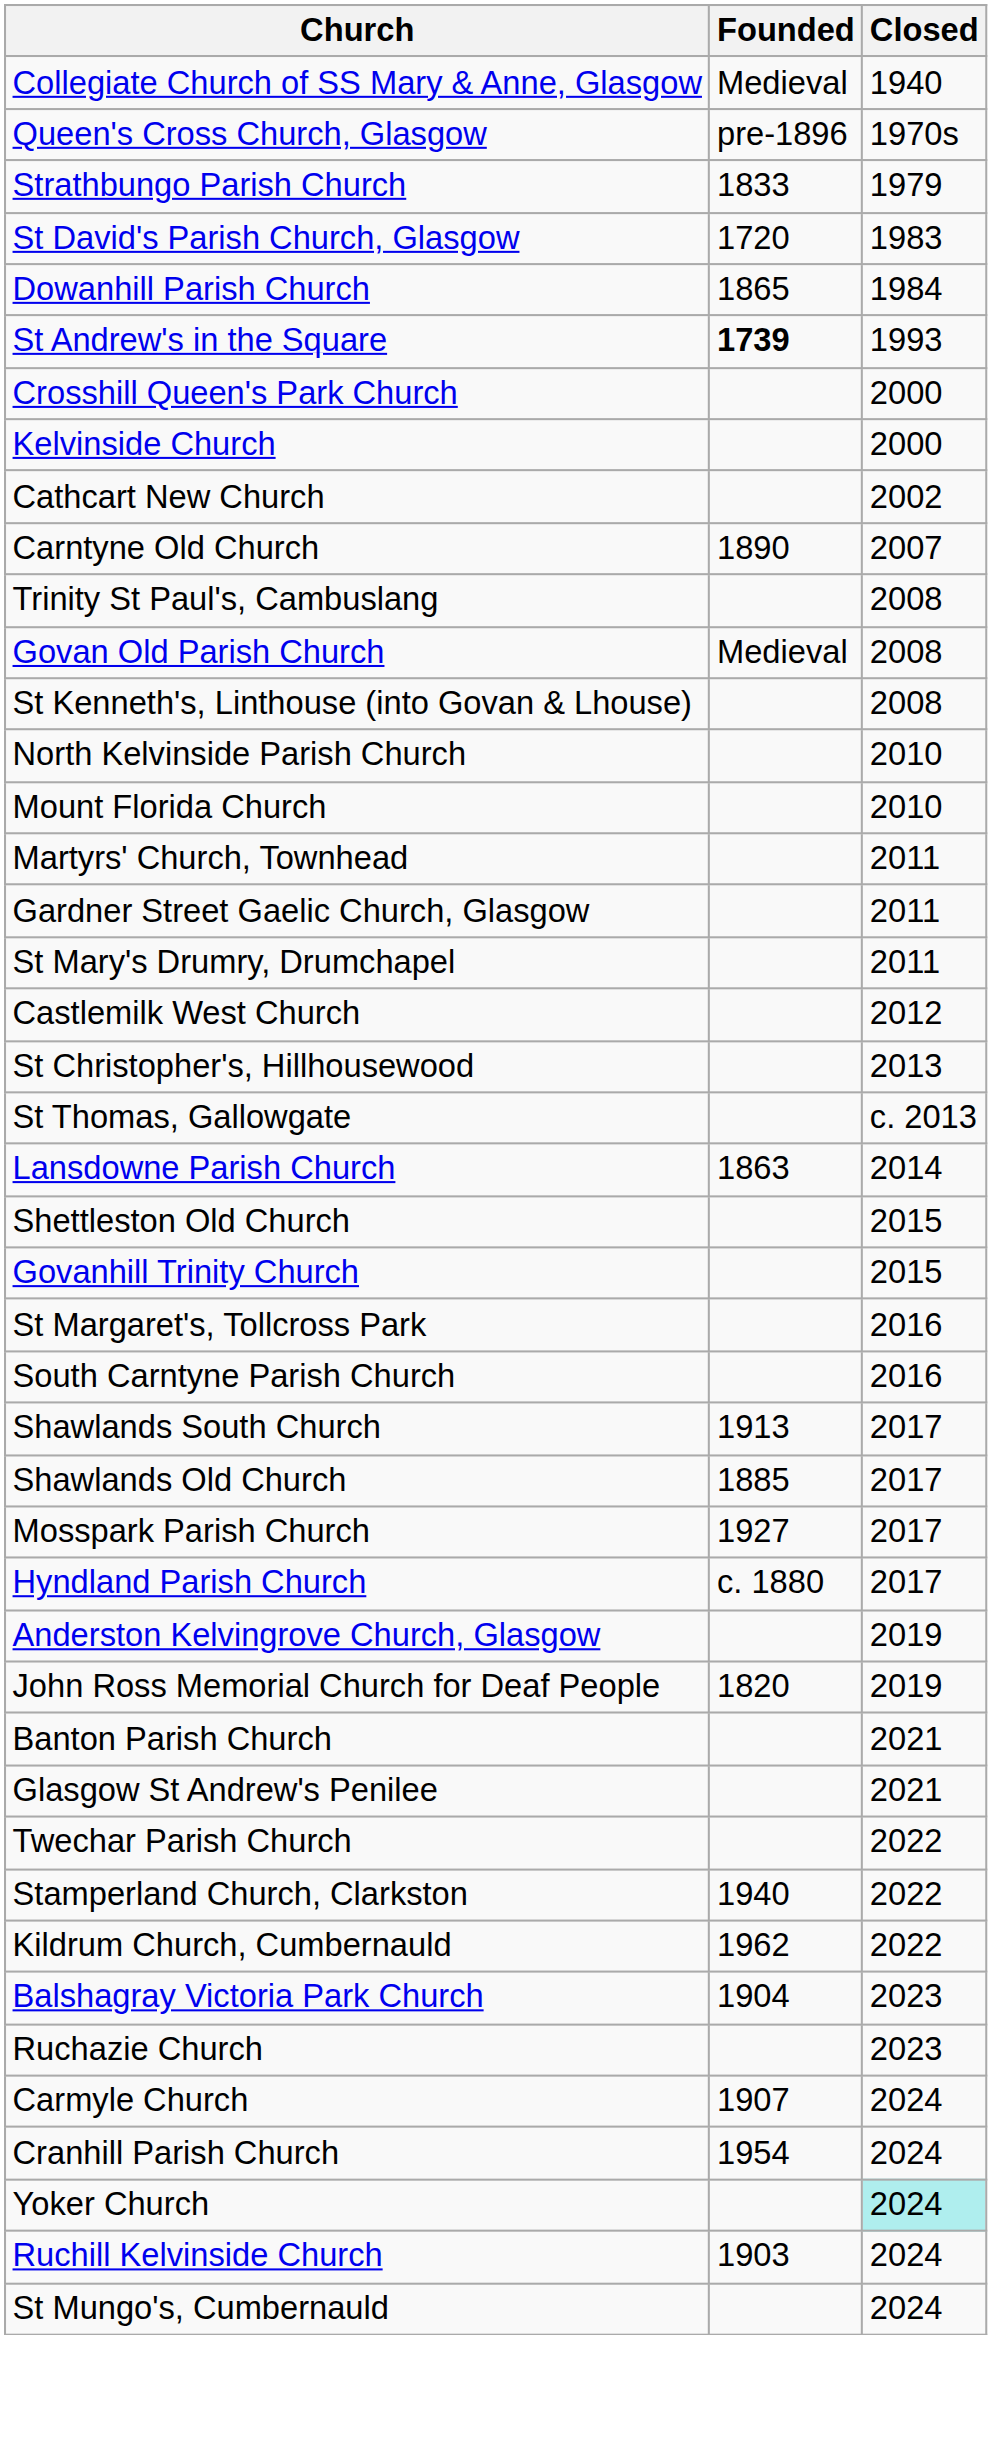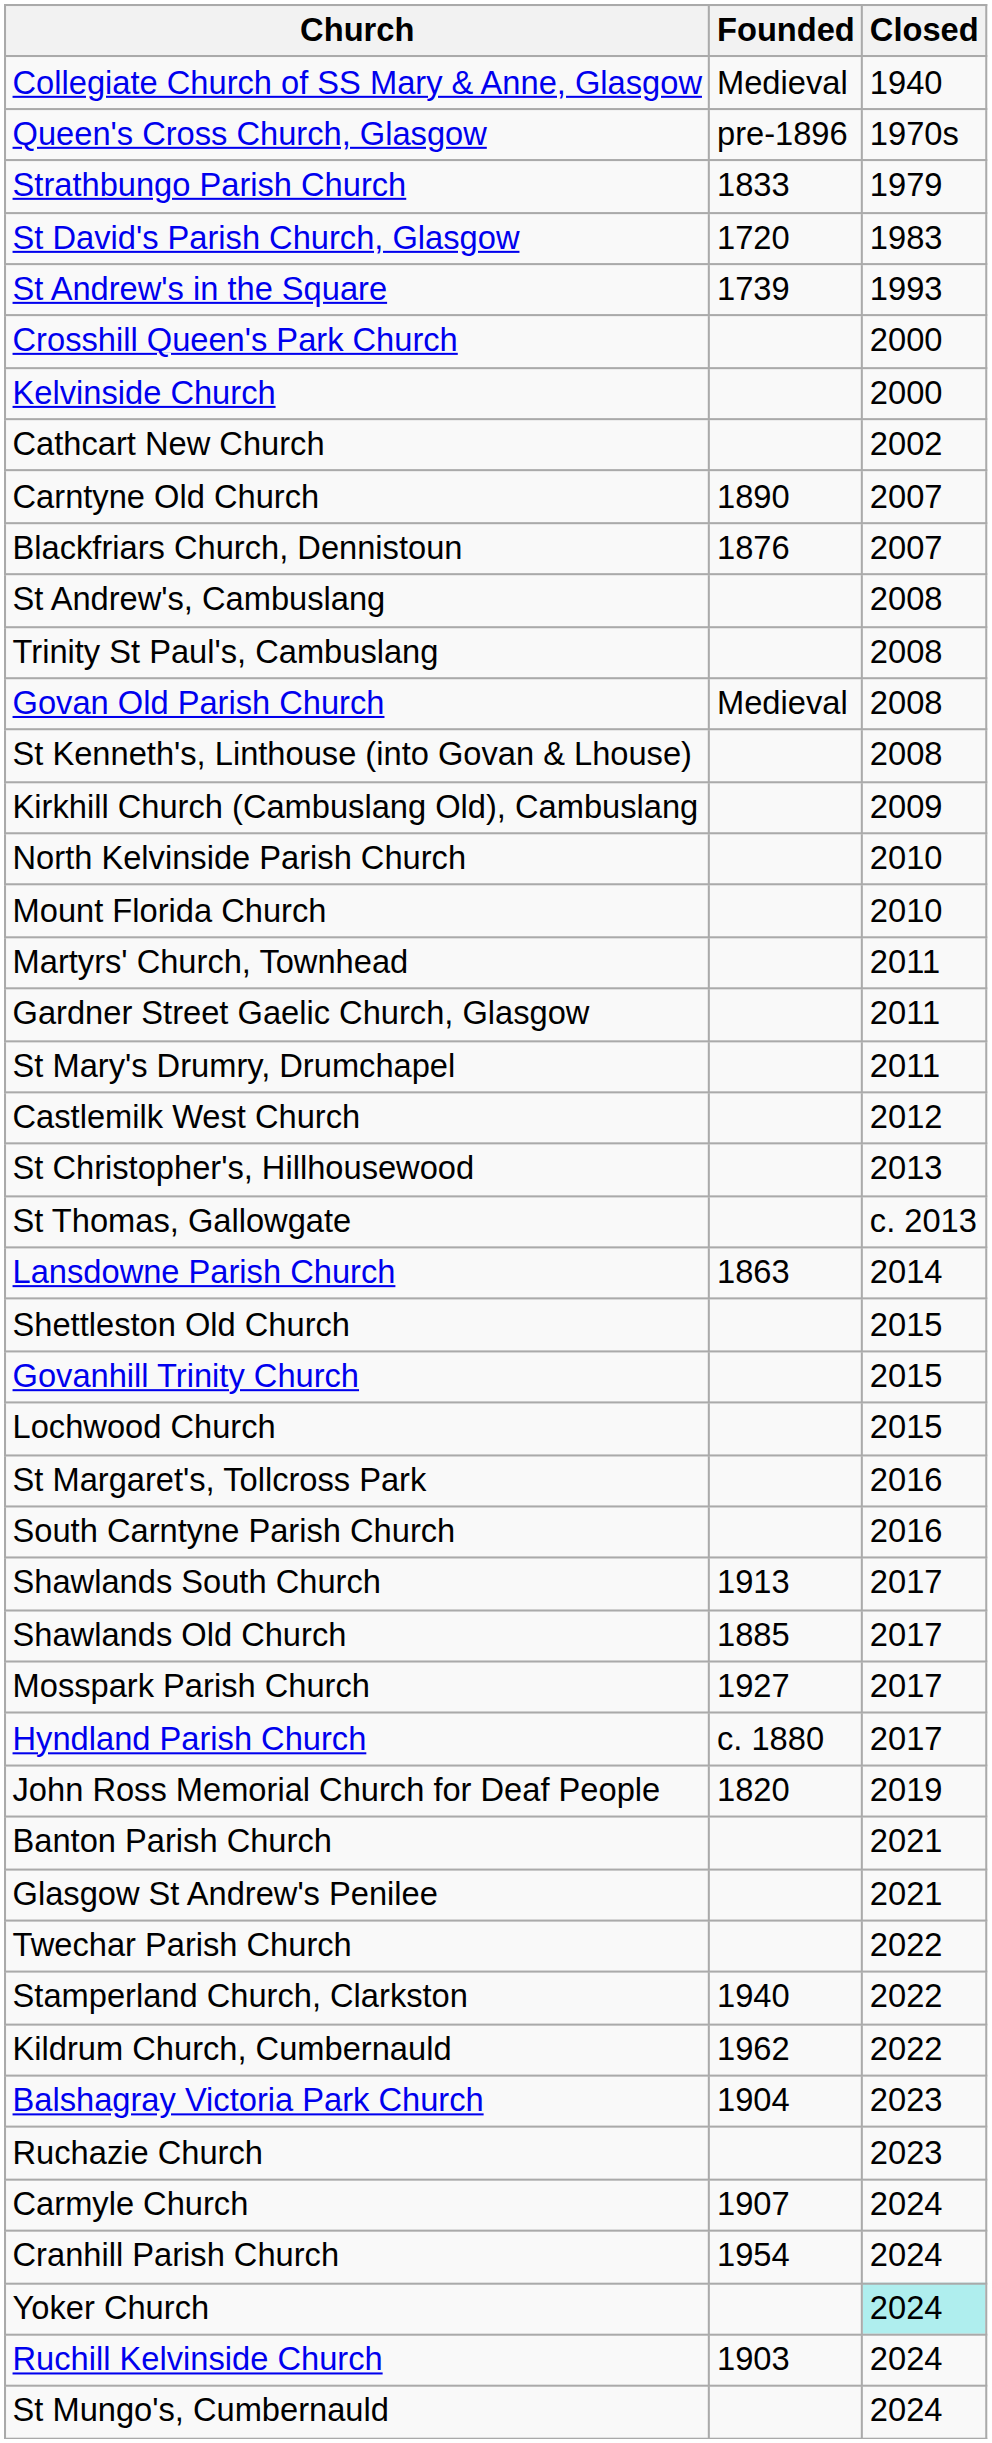- row: (191, 289)
(753, 340) bold -> (753, 289) normal
+ row: (238, 548)
+ row: (199, 599)
+ row: (355, 806)
+ row: (144, 1428)
- row: (306, 1635)
